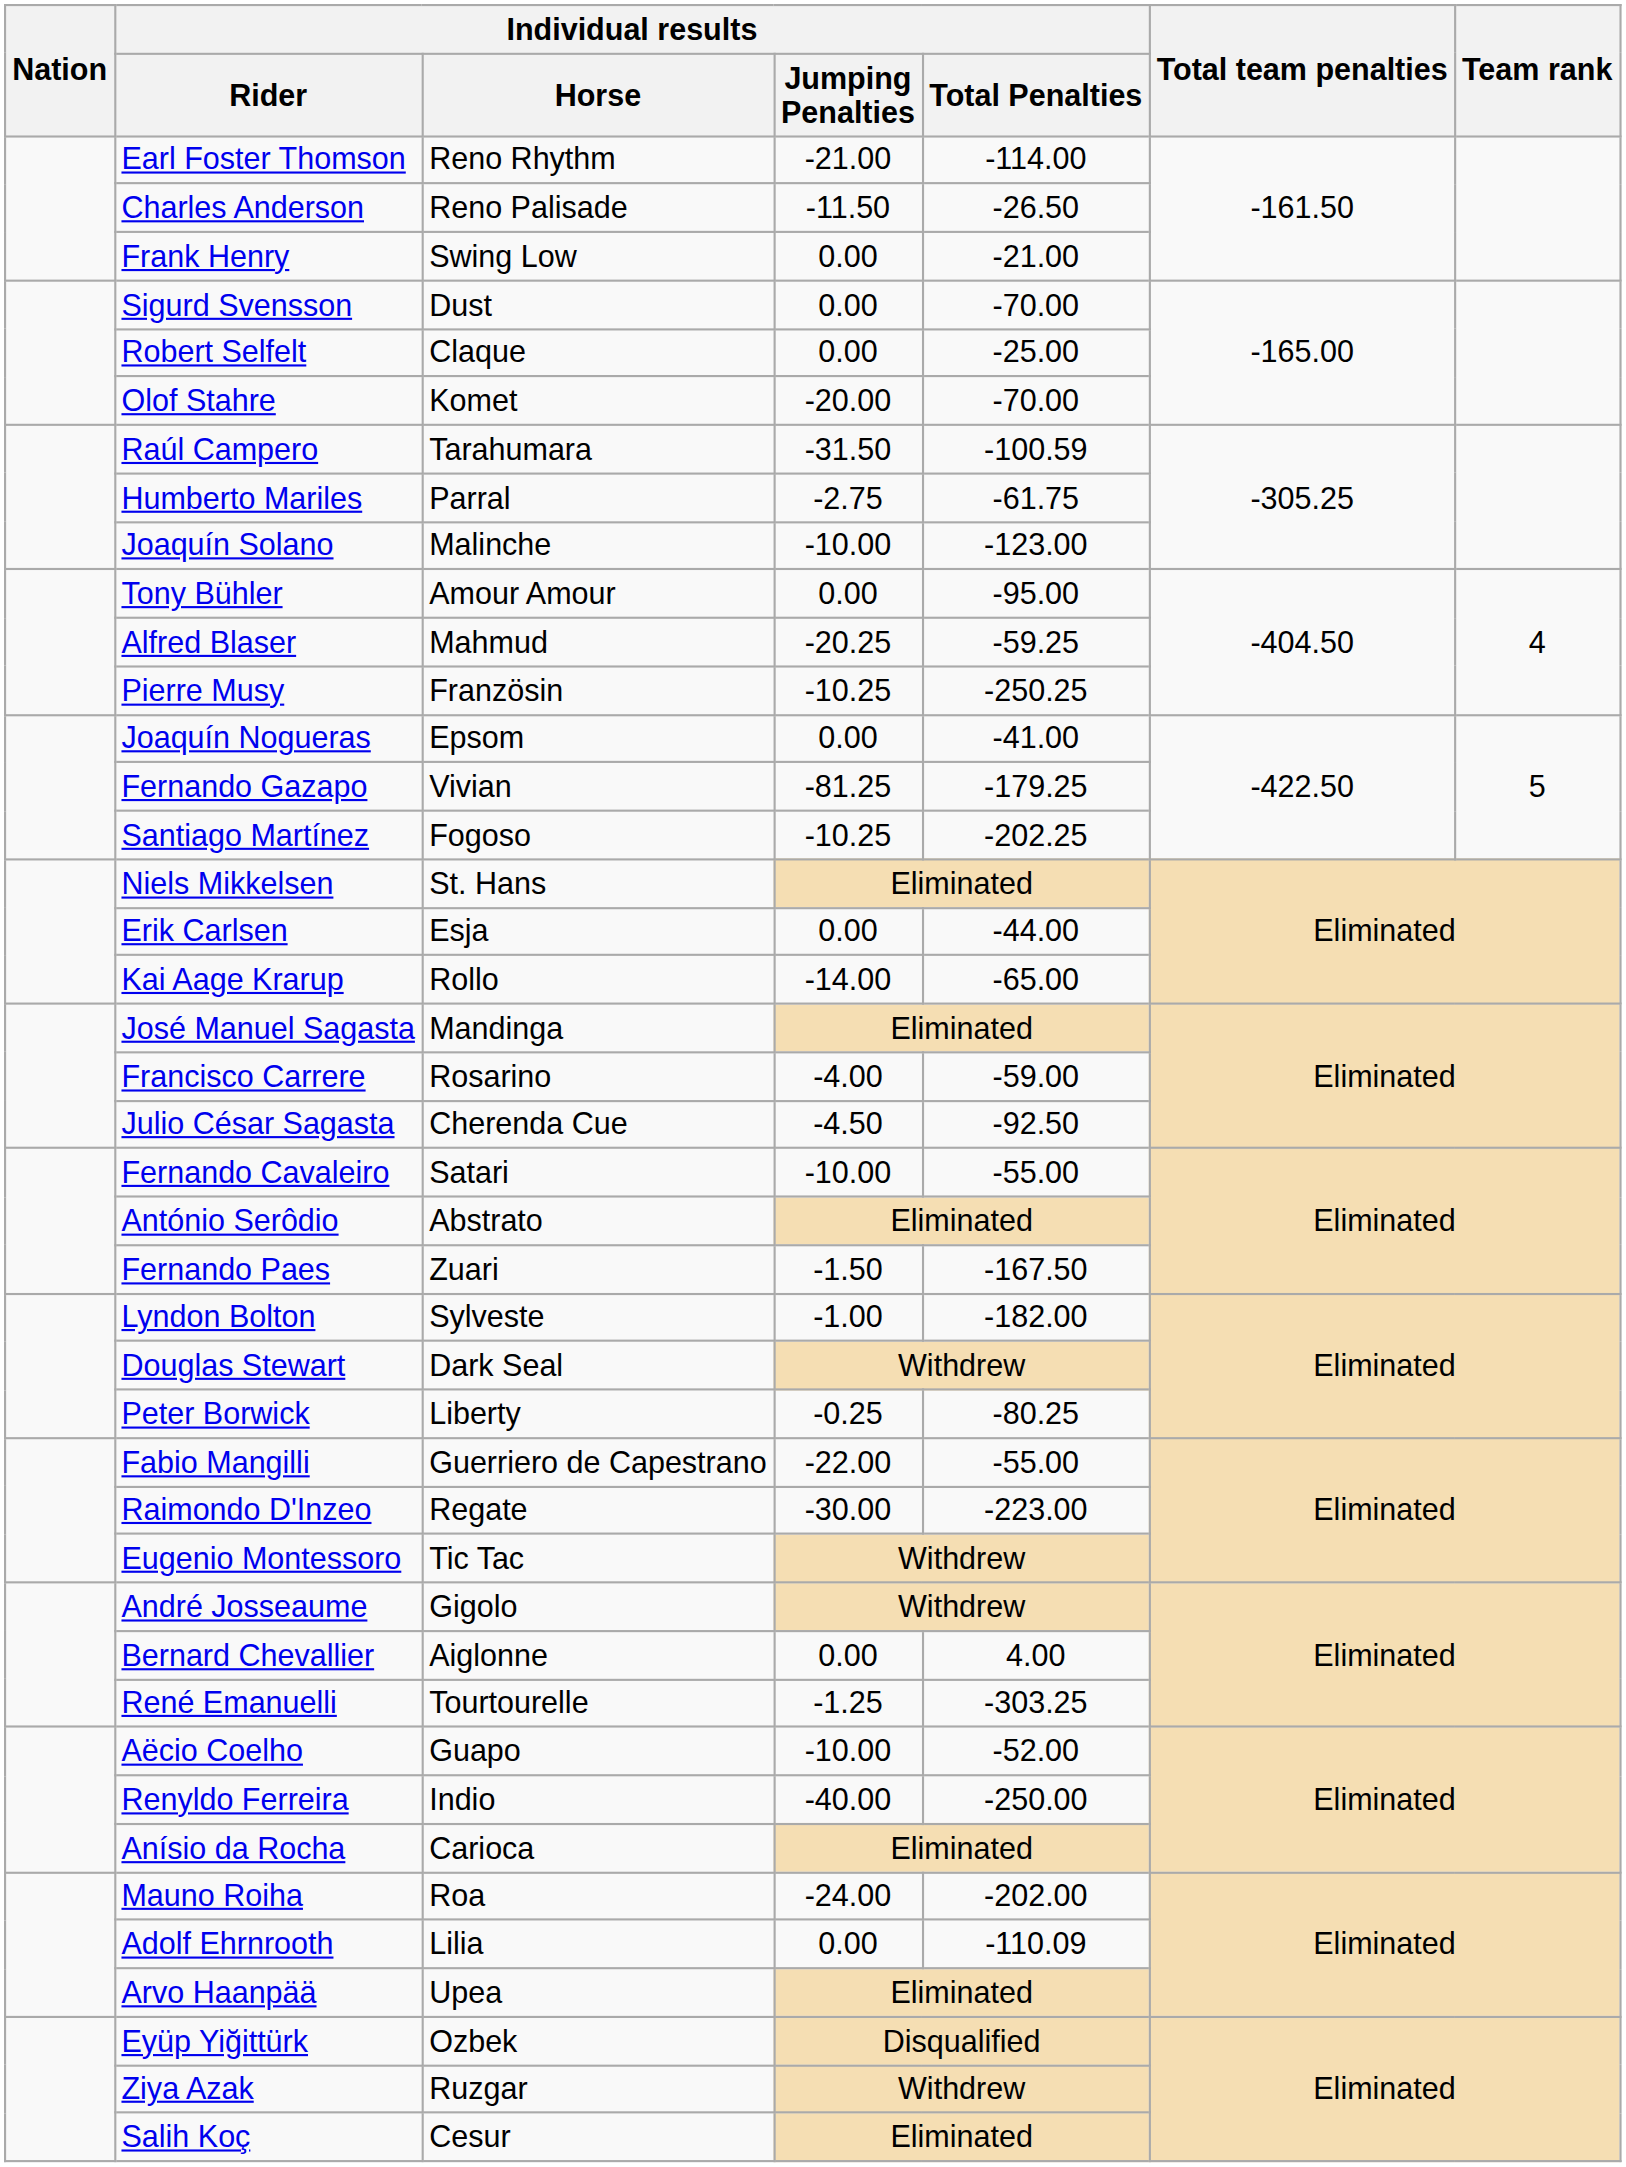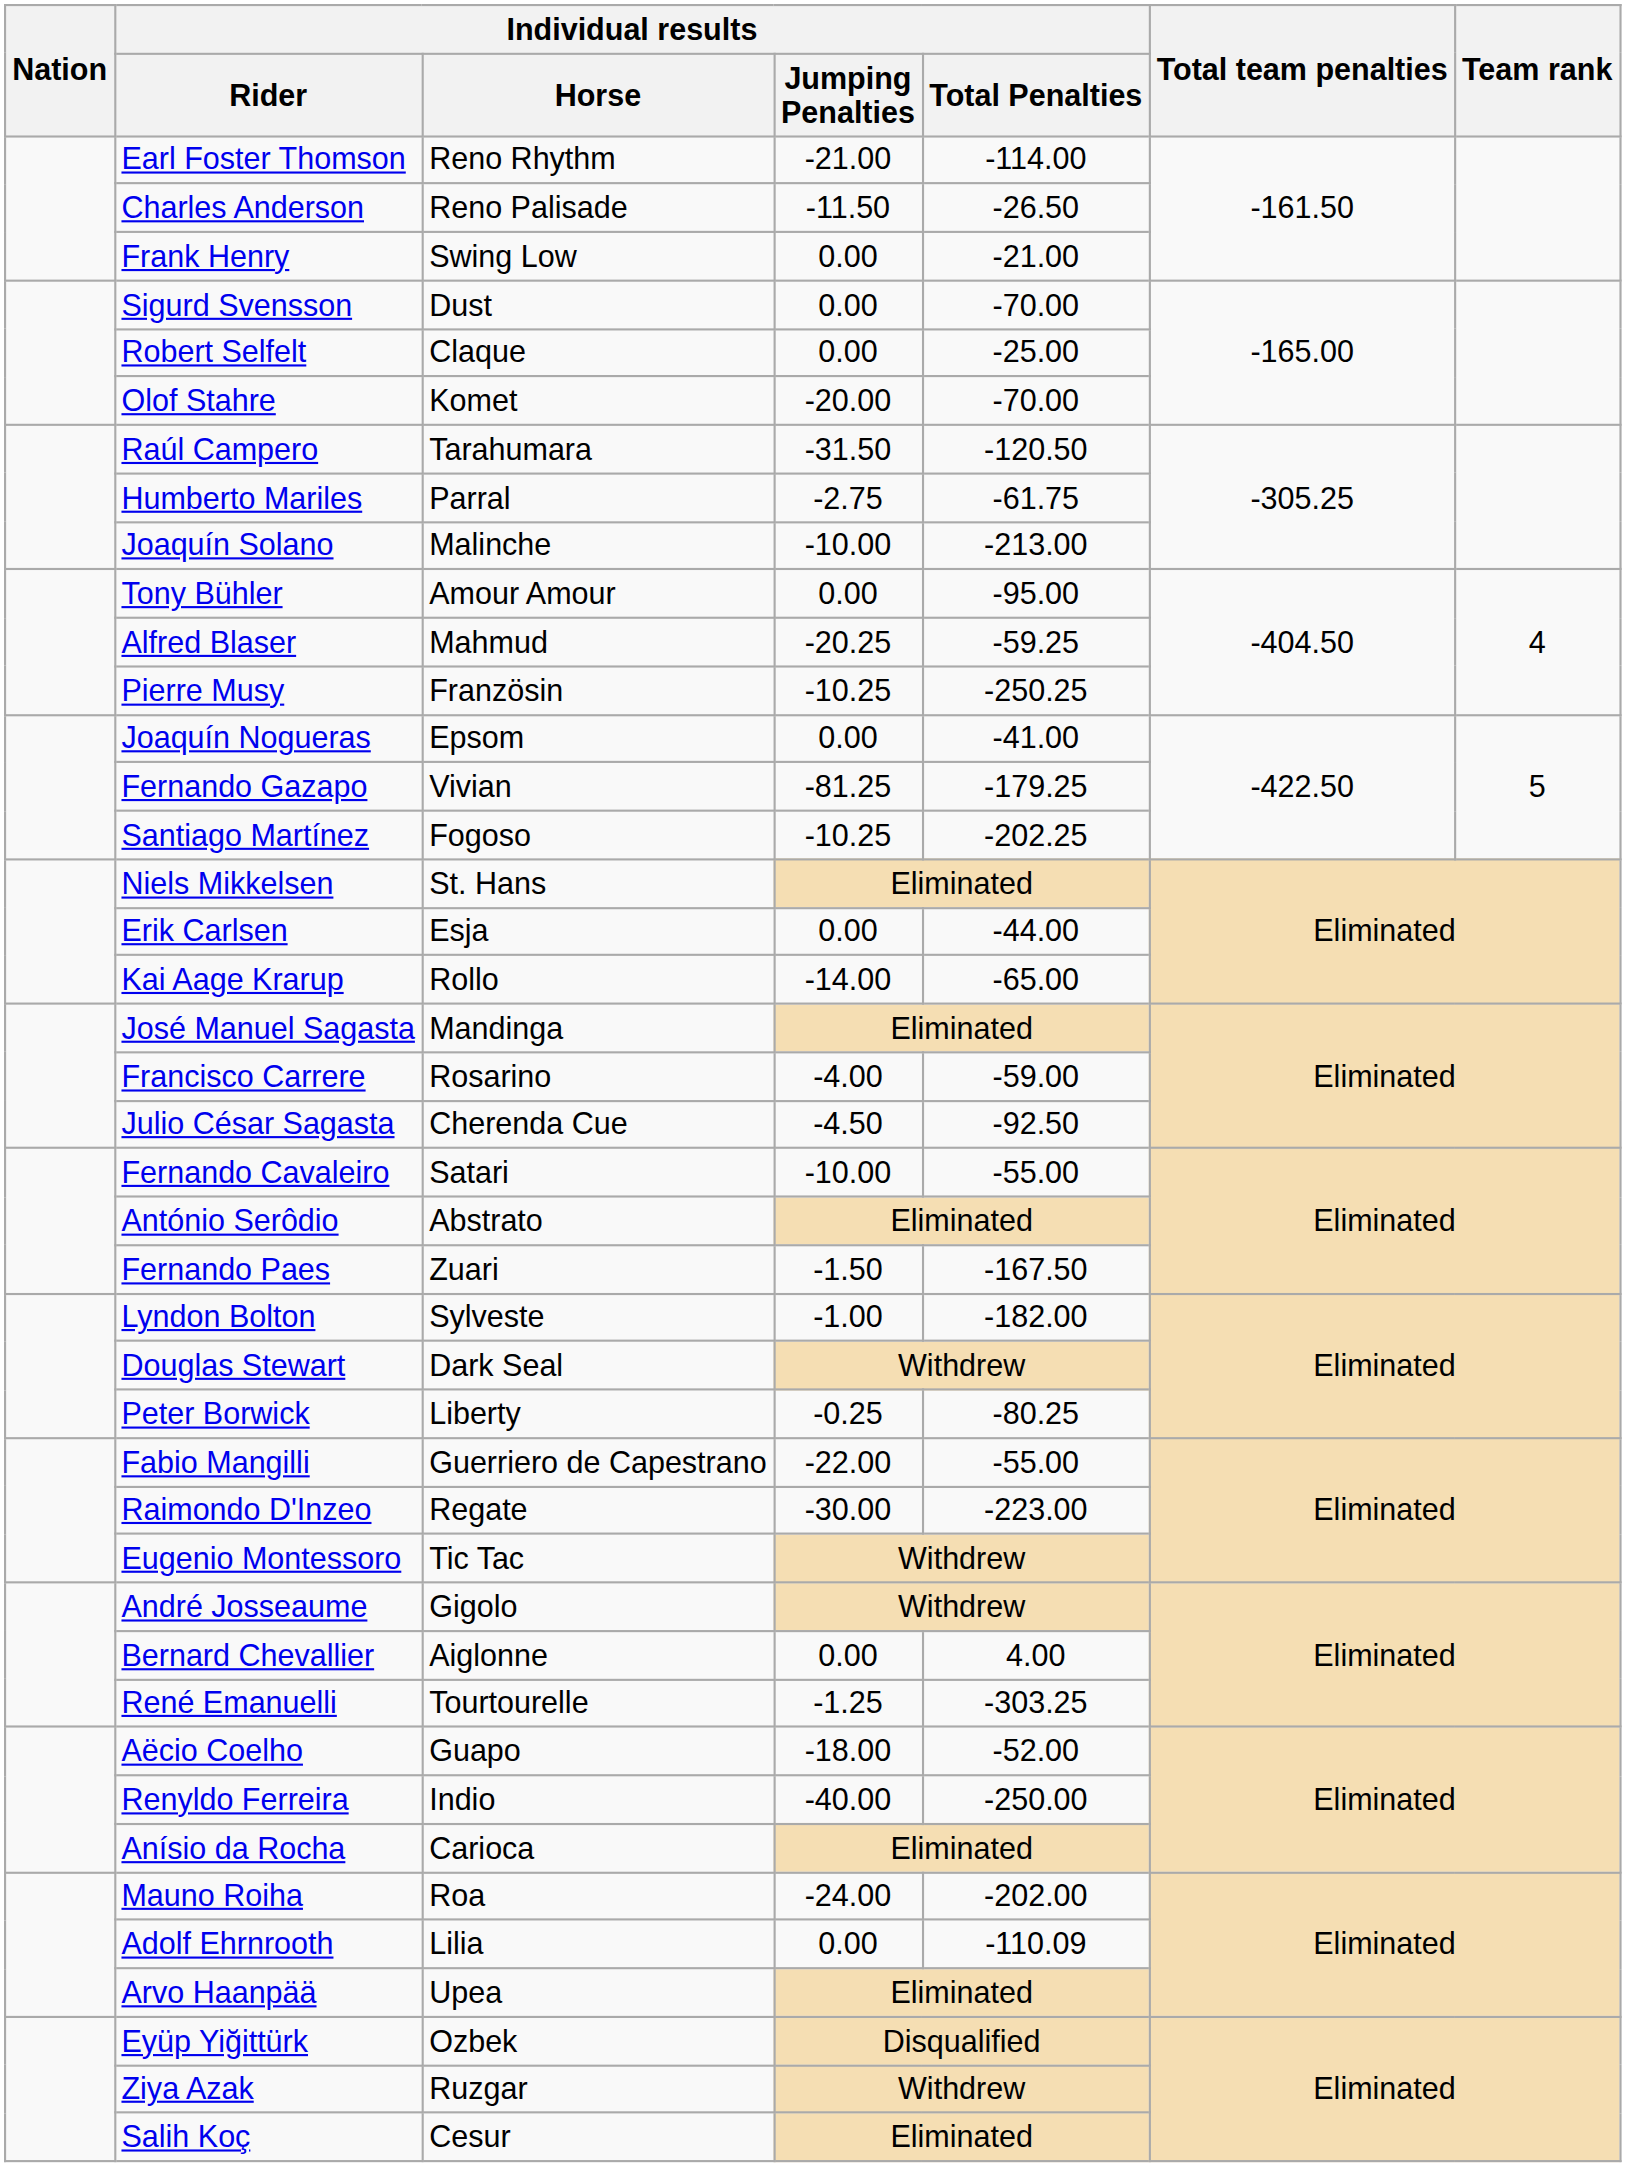(1036, 449) -100.59 -> (1036, 449) -120.50
(1036, 546) -123.00 -> (1036, 546) -213.00
(848, 1752) -10.00 -> (848, 1752) -18.00
